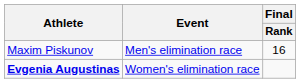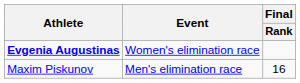rows swapped: (50, 50) <-> (63, 69)
